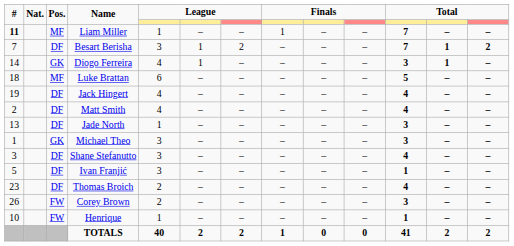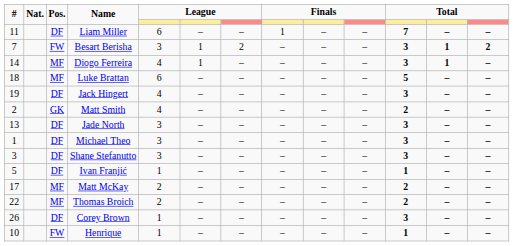(14, 32) bold -> (14, 32) normal
(57, 32) MF -> (57, 32) DF
(159, 32) 1 -> (159, 32) 6
(57, 47) DF -> (57, 47) FW
(406, 47) 7 -> (406, 47) 3
(57, 63) GK -> (57, 63) MF
(406, 94) 4 -> (406, 94) 3
(57, 109) DF -> (57, 109) GK
(406, 109) 4 -> (406, 109) 2
(159, 125) 1 -> (159, 125) 3
(57, 140) GK -> (57, 140) DF
(406, 156) 4 -> (406, 156) 3
(159, 171) 3 -> (159, 171) 1
+ row: (103, 187)
(14, 187) 23 -> (14, 202) 22
(57, 187) DF -> (57, 202) MF
(406, 187) 4 -> (406, 202) 2
(57, 202) FW -> (57, 217) DF
(159, 202) 2 -> (159, 217) 1
- row: (103, 233)
